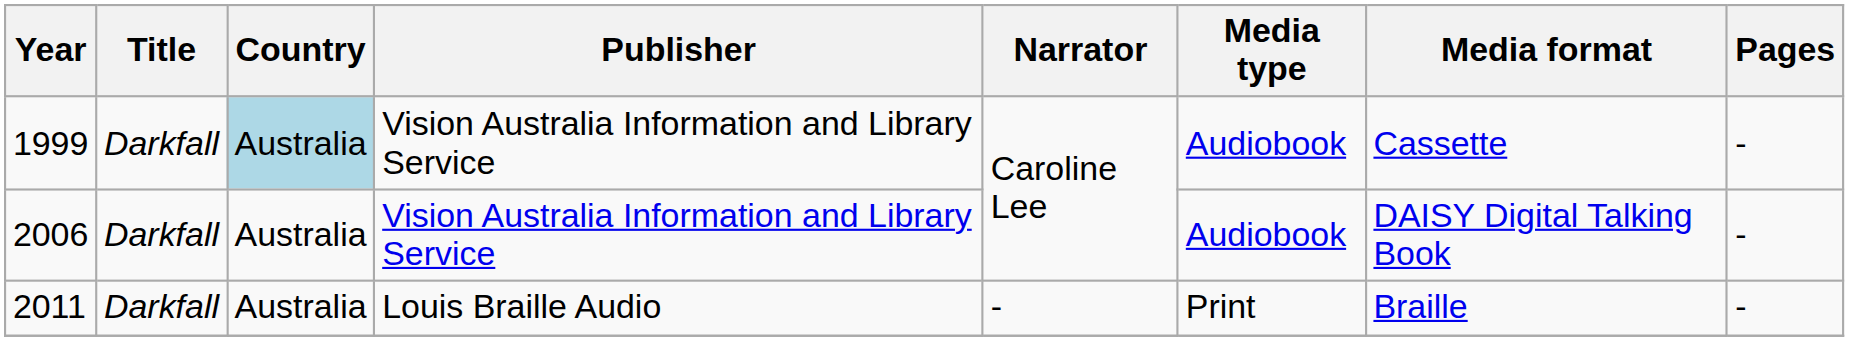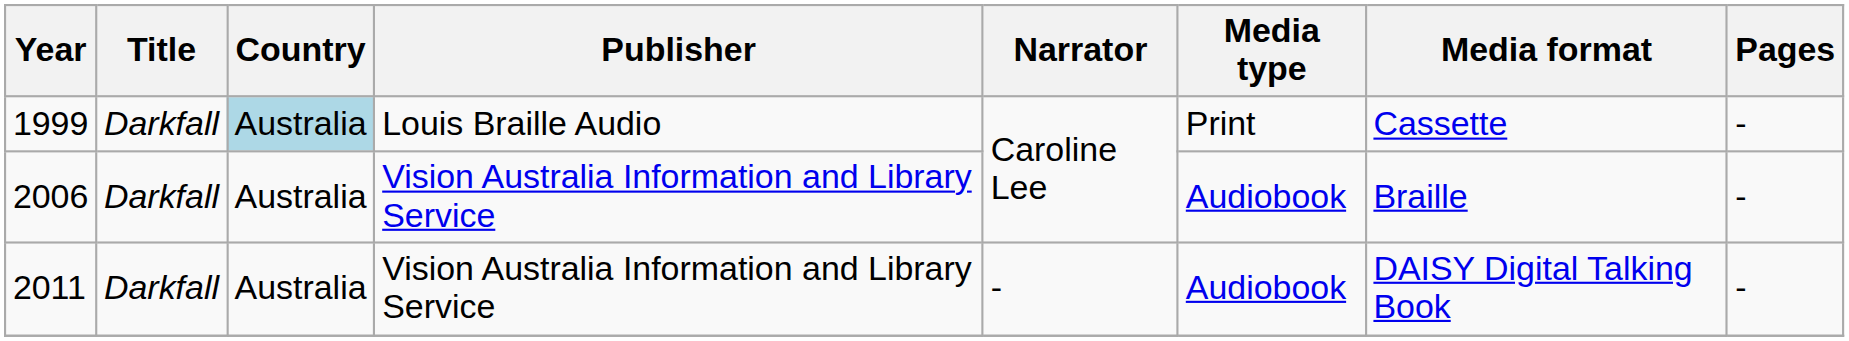(677, 142) Vision Australia Information and Library Service -> (522, 123) Louis Braille Audio
(1266, 142) Audiobook -> (1221, 123) Print
(1533, 234) DAISY Digital Talking Book -> (1421, 196) Braille
(522, 307) Louis Braille Audio -> (677, 288) Vision Australia Information and Library Service
(1221, 307) Print -> (1266, 288) Audiobook
(1421, 307) Braille -> (1533, 288) DAISY Digital Talking Book
